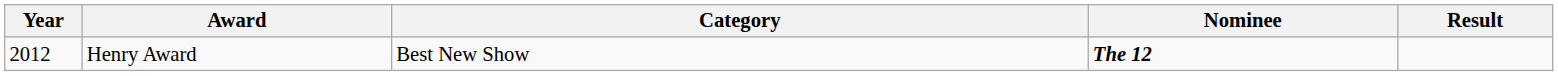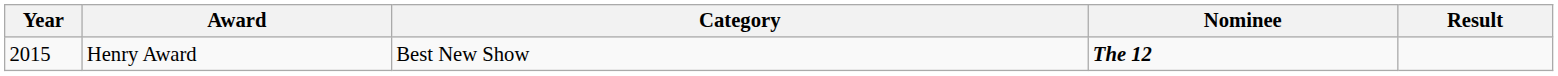(30, 53) 2012 -> (30, 53) 2015
